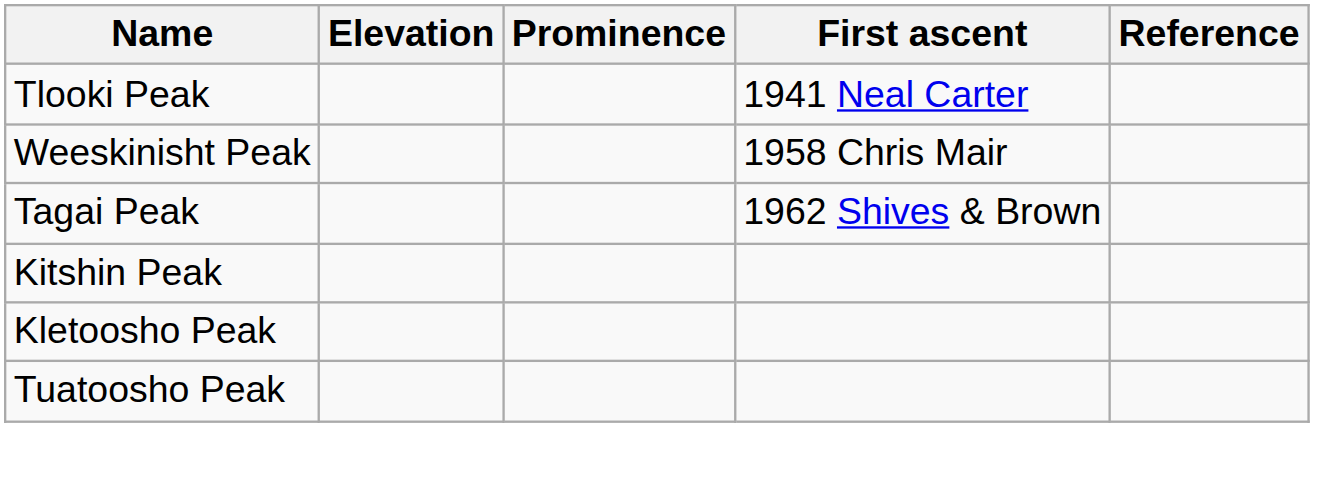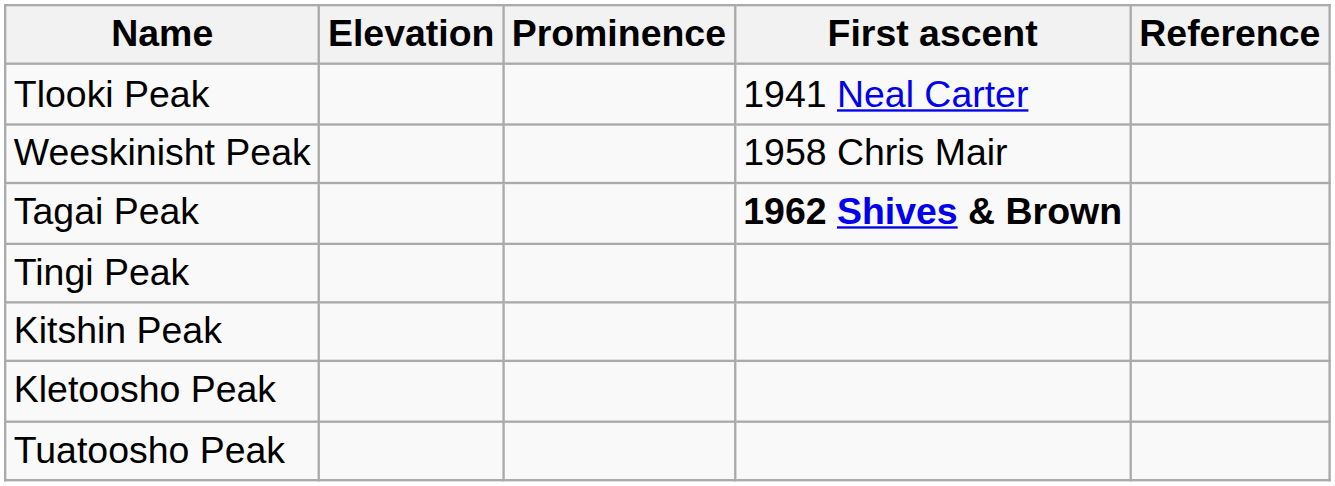(922, 212) normal -> (933, 212) bold
+ row: (102, 271)
